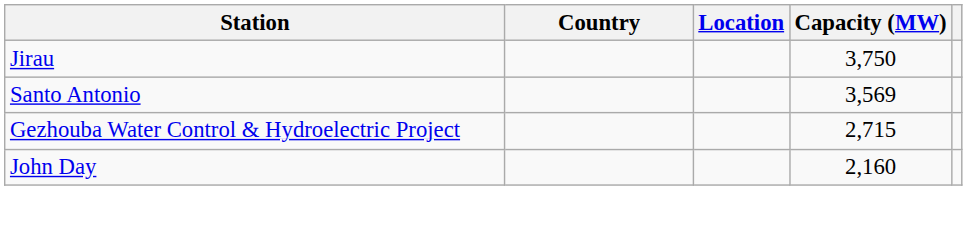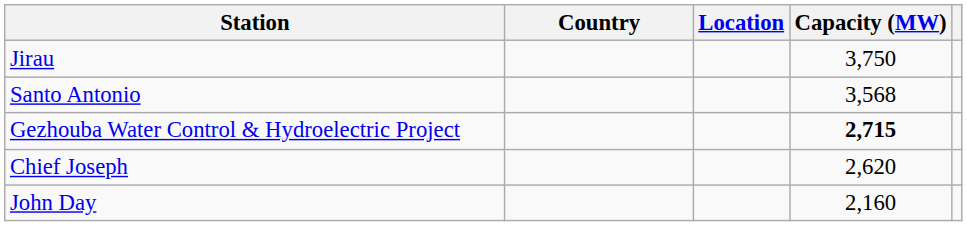(871, 94) 3,569 -> (871, 94) 3,568
(871, 130) normal -> (871, 130) bold
+ row: (69, 166)
